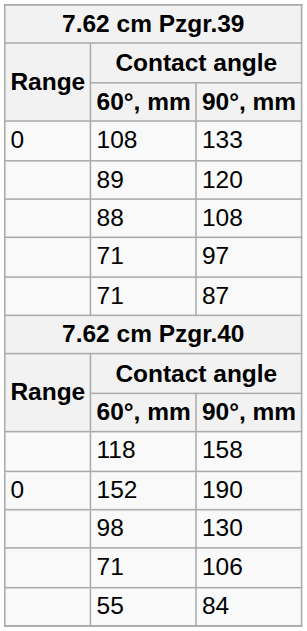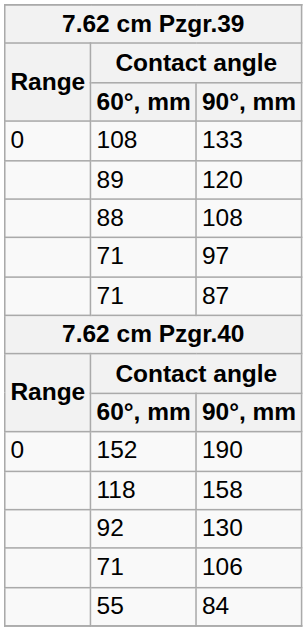rows swapped: (222, 489) <-> (222, 450)
(110, 528) 98 -> (110, 528) 92
